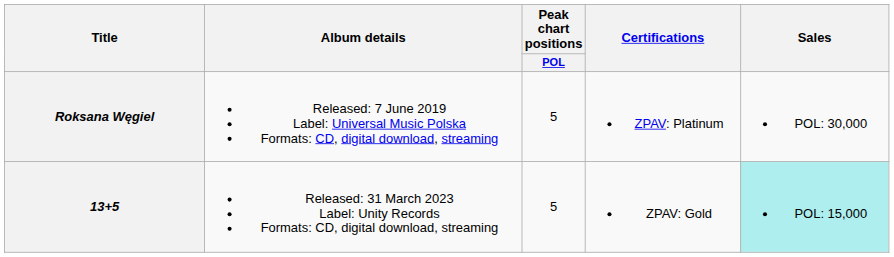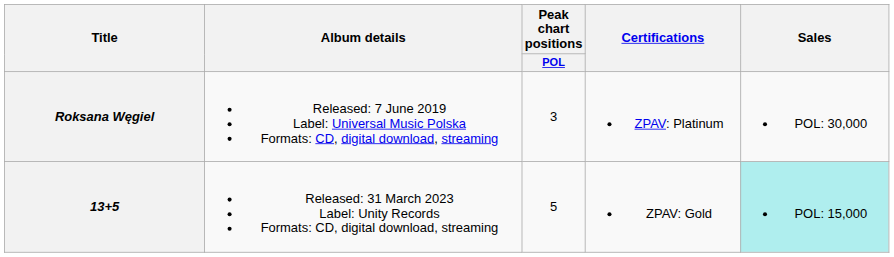(554, 116) 5 -> (554, 116) 3
